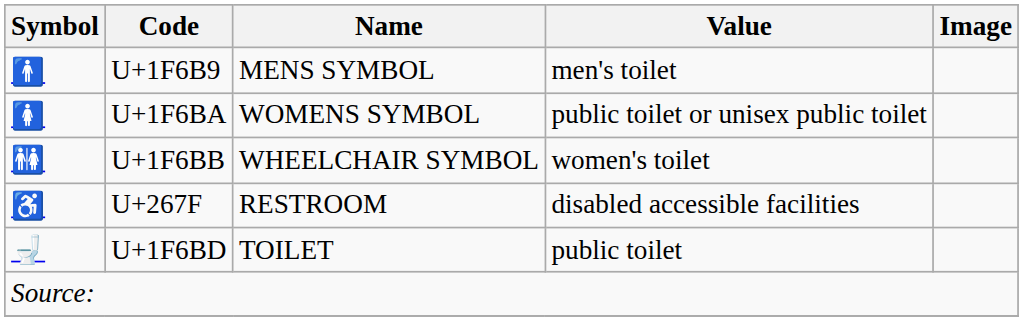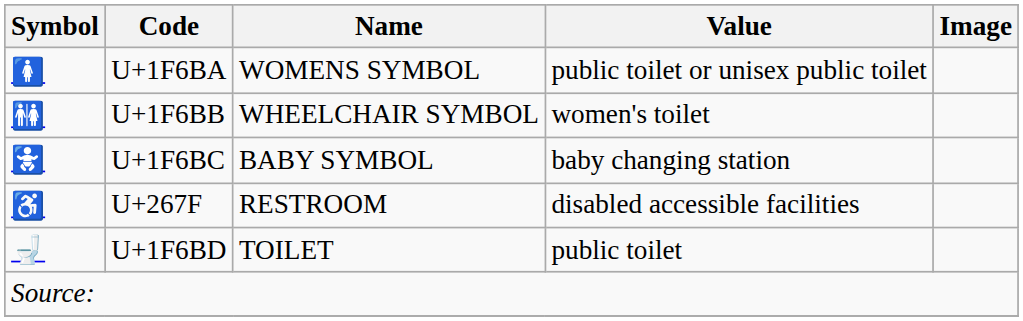- row: (166, 70)
+ row: (168, 159)
